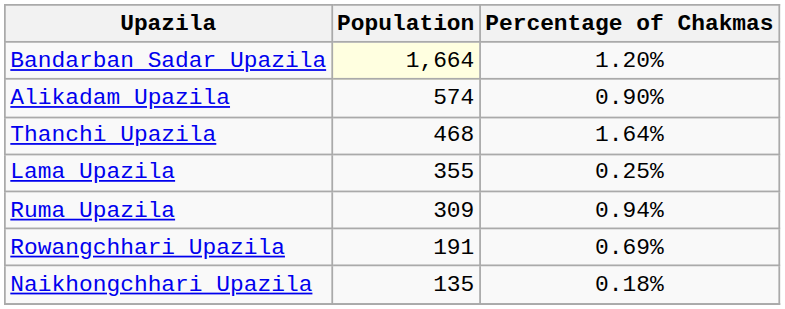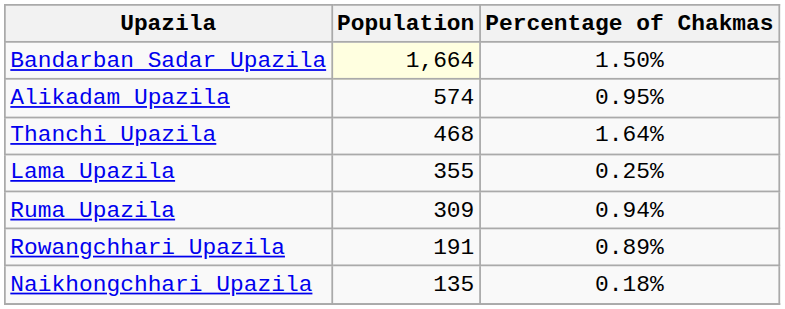(629, 61) 1.20% -> (629, 61) 1.50%
(629, 98) 0.90% -> (629, 98) 0.95%
(629, 247) 0.69% -> (629, 247) 0.89%
